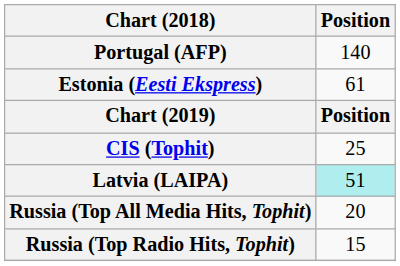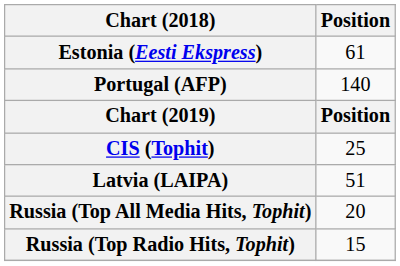rows swapped: (160, 84) <-> (160, 52)
(355, 180) paleturquoise background -> (355, 180) no background
